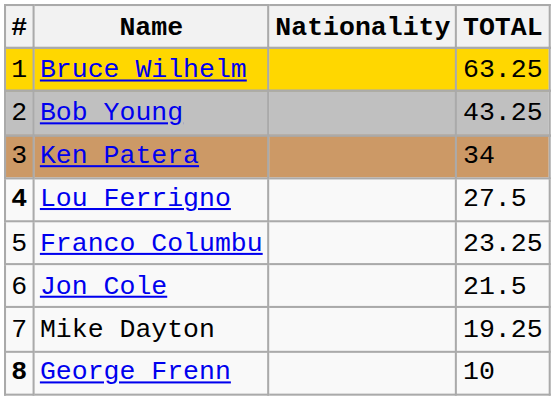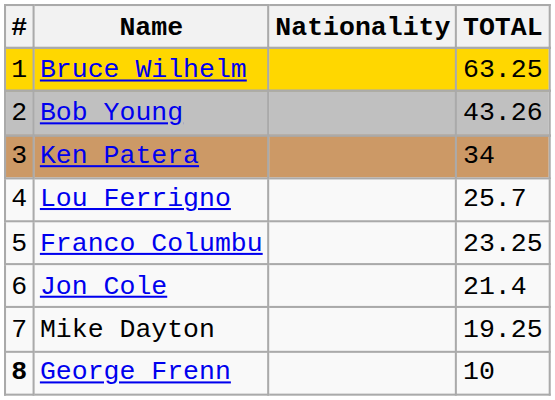(503, 113) 43.25 -> (503, 113) 43.26
(19, 200) bold -> (19, 200) normal
(495, 200) 27.5 -> (495, 200) 25.7
(495, 286) 21.5 -> (495, 286) 21.4
